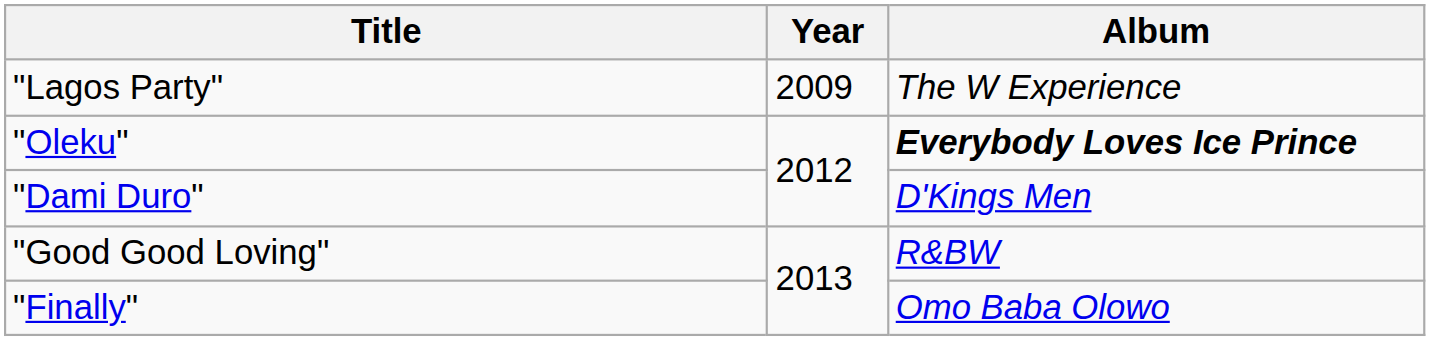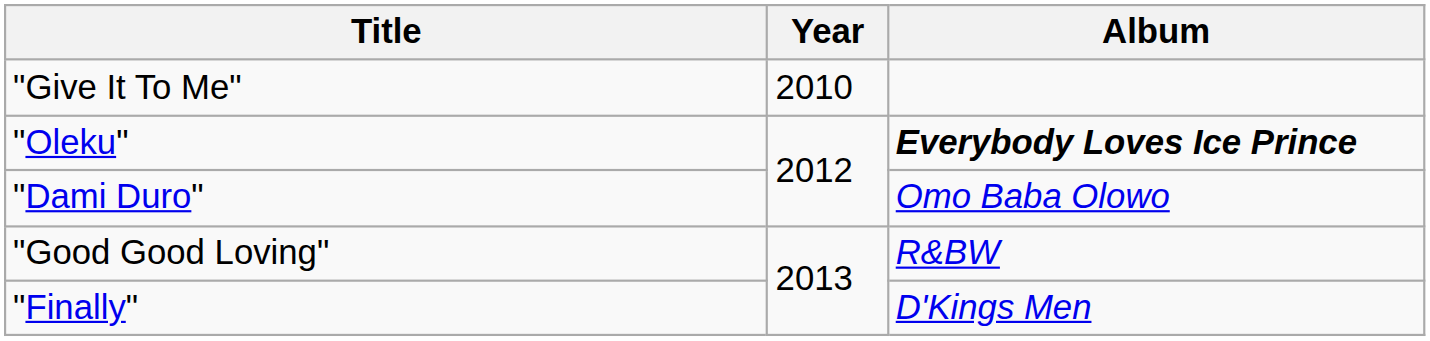- row: (118, 87)
+ row: (127, 87)
(994, 197) D'Kings Men -> (1033, 197) Omo Baba Olowo
(1033, 307) Omo Baba Olowo -> (994, 307) D'Kings Men
